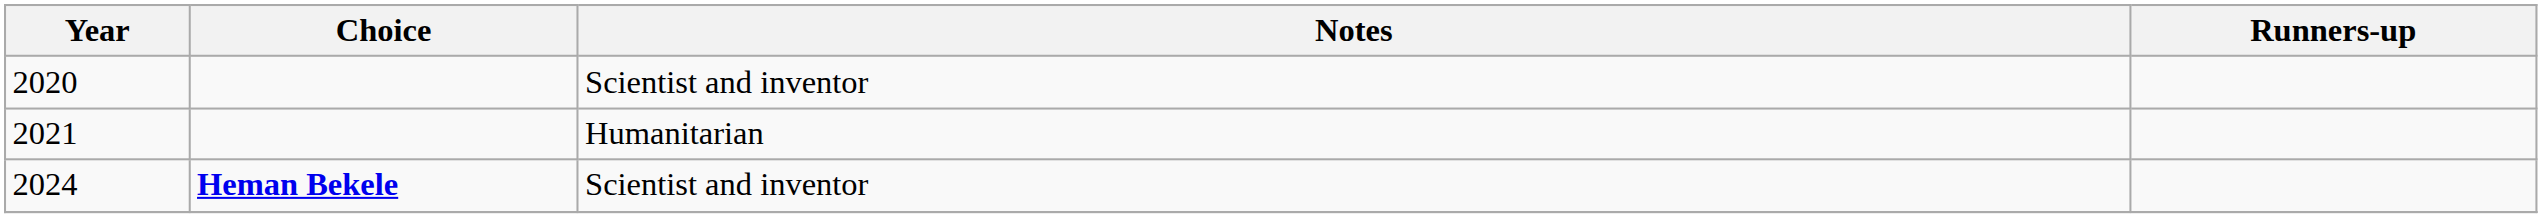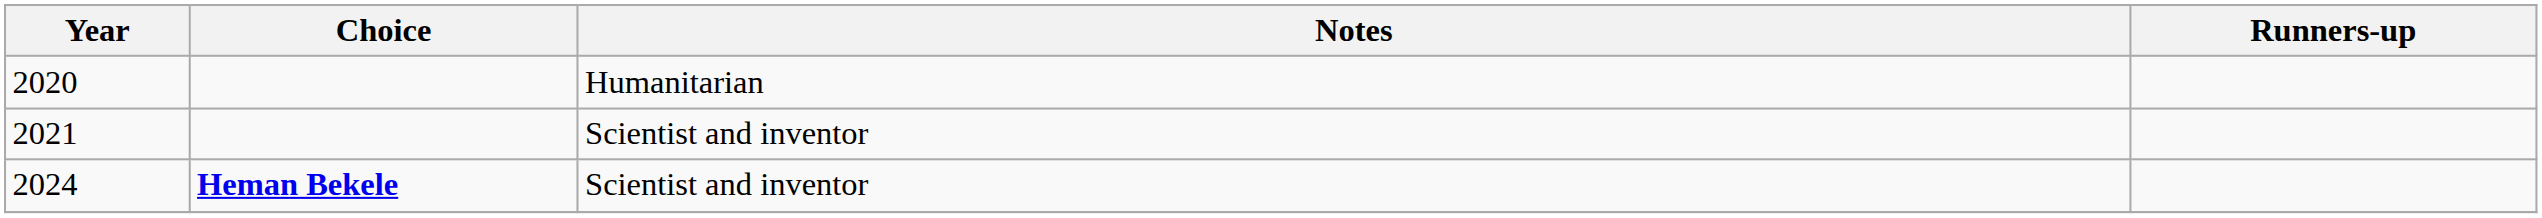(727, 81) Scientist and inventor -> (674, 81) Humanitarian
(674, 133) Humanitarian -> (727, 133) Scientist and inventor
